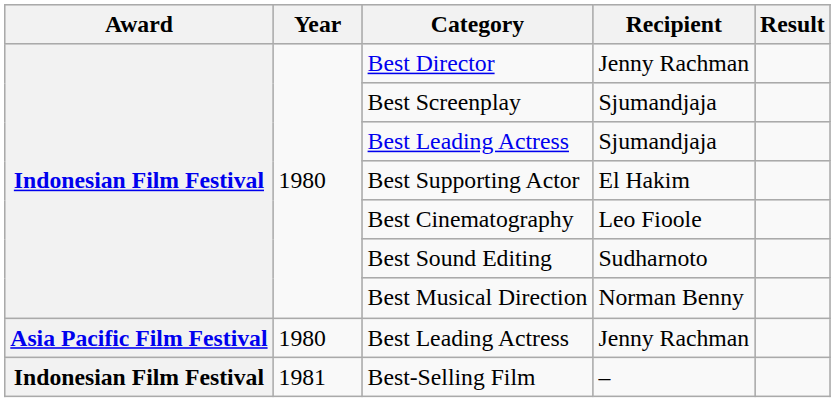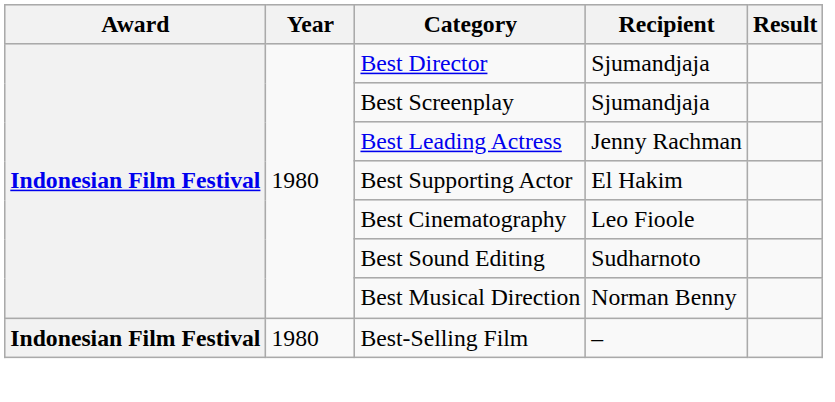(674, 63) Jenny Rachman -> (650, 63) Sjumandjaja
(658, 141) Sjumandjaja -> (667, 141) Jenny Rachman
- row: (139, 337)
(302, 376) 1981 -> (295, 337) 1980
